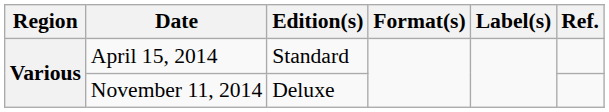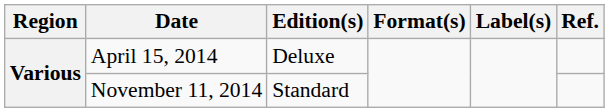(311, 55) Standard -> (303, 55) Deluxe
(303, 90) Deluxe -> (311, 90) Standard
